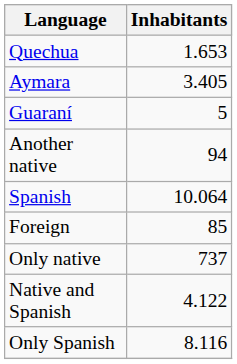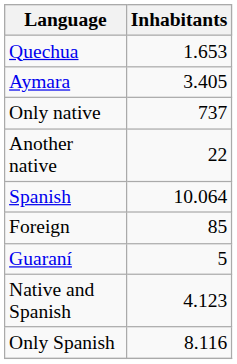rows swapped: (41, 112) <-> (55, 258)
(218, 154) 94 -> (218, 154) 22
(205, 300) 4.122 -> (205, 300) 4.123
